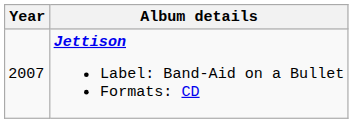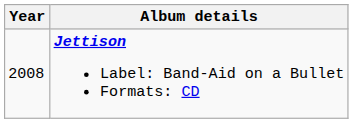(26, 74) 2007 -> (26, 74) 2008
